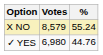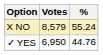(54, 42) 6,980 -> (54, 42) 6,950
